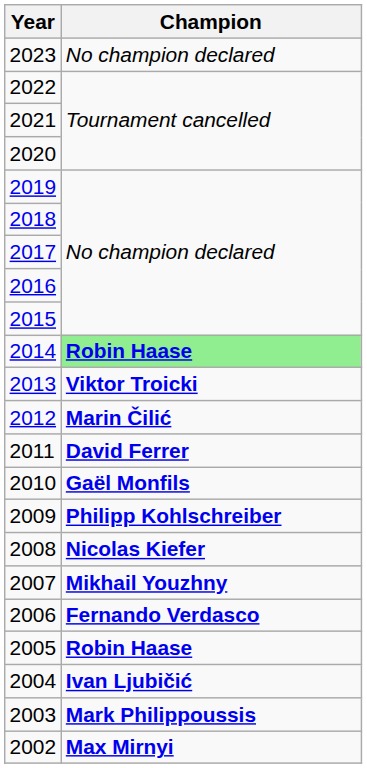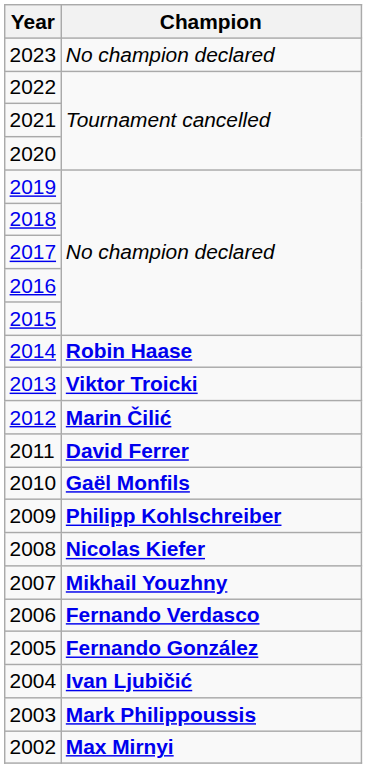(129, 351) lightgreen background -> (129, 351) no background
(129, 648) Robin Haase -> (162, 648) Fernando González
